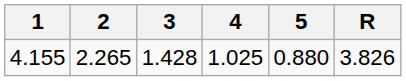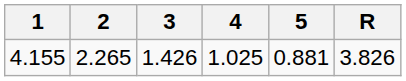(169, 57) 1.428 -> (169, 57) 1.426
(301, 57) 0.880 -> (301, 57) 0.881
